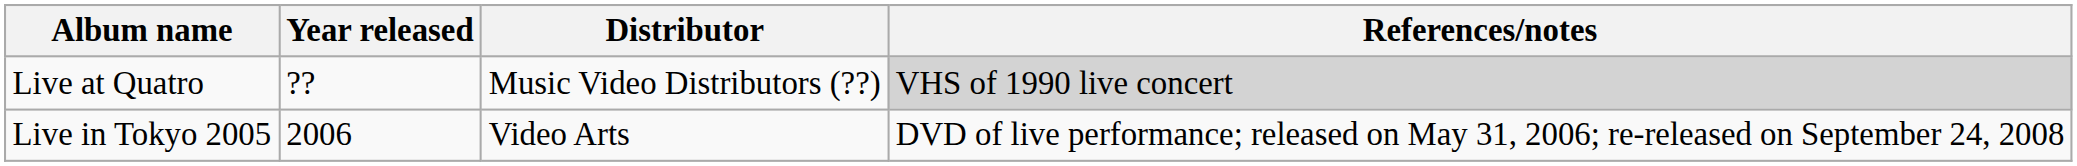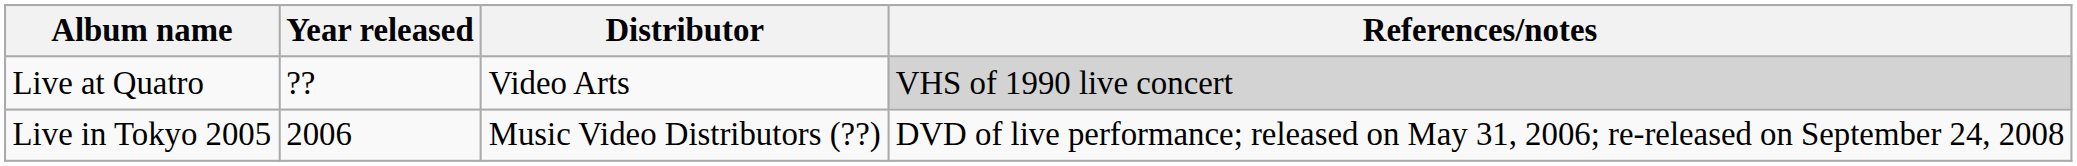(685, 82) Music Video Distributors (??) -> (559, 82) Video Arts
(559, 134) Video Arts -> (685, 134) Music Video Distributors (??)
